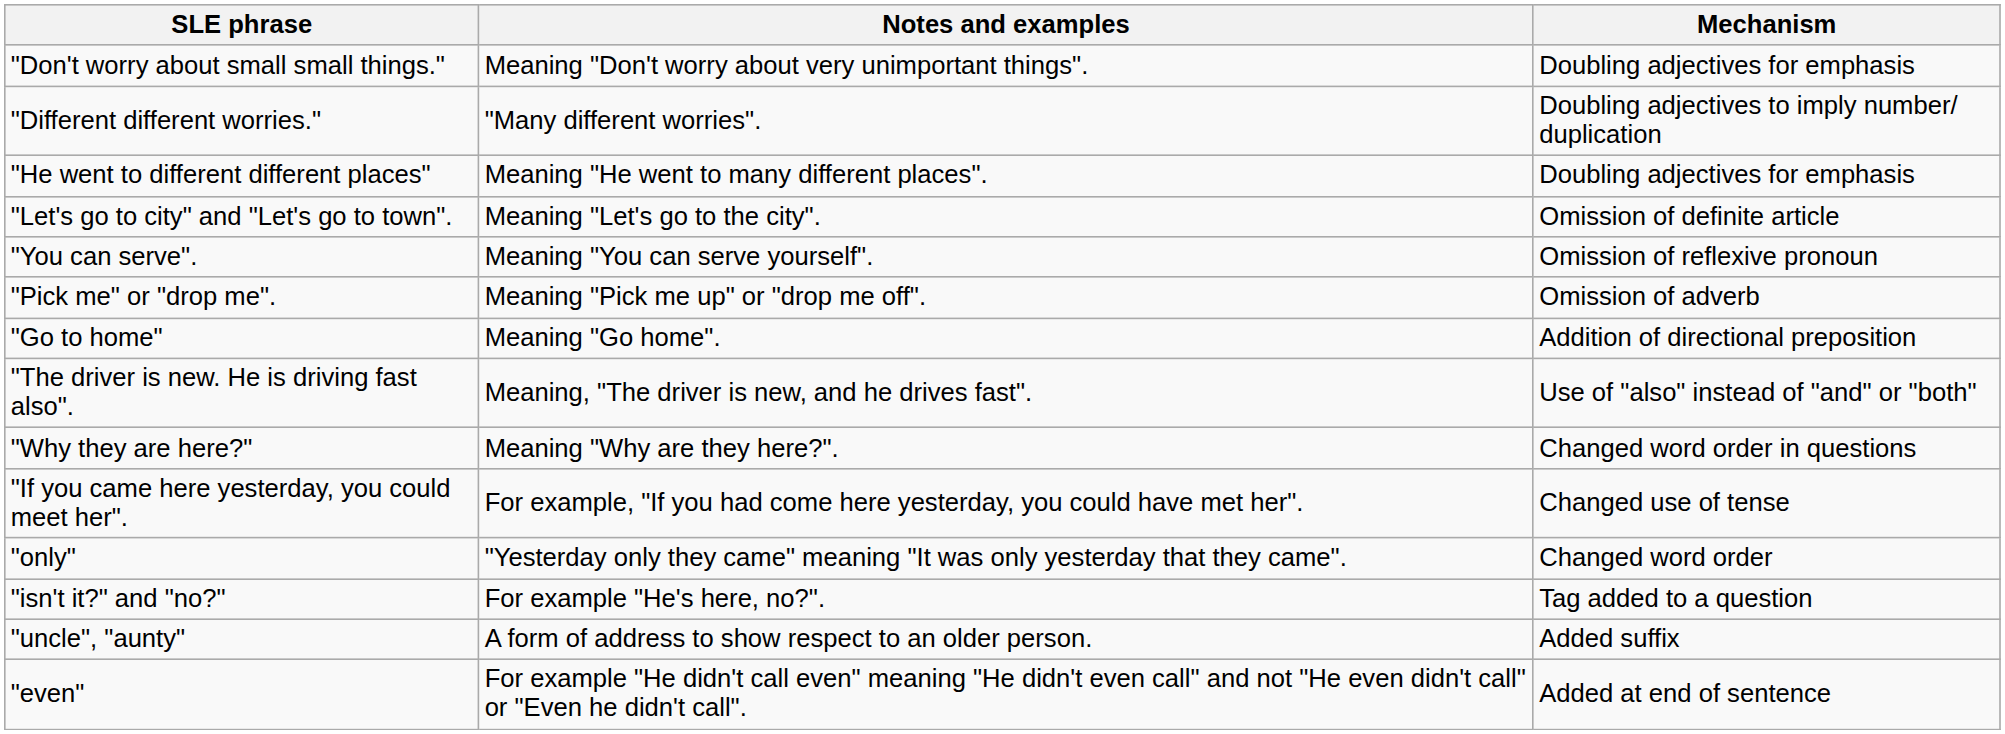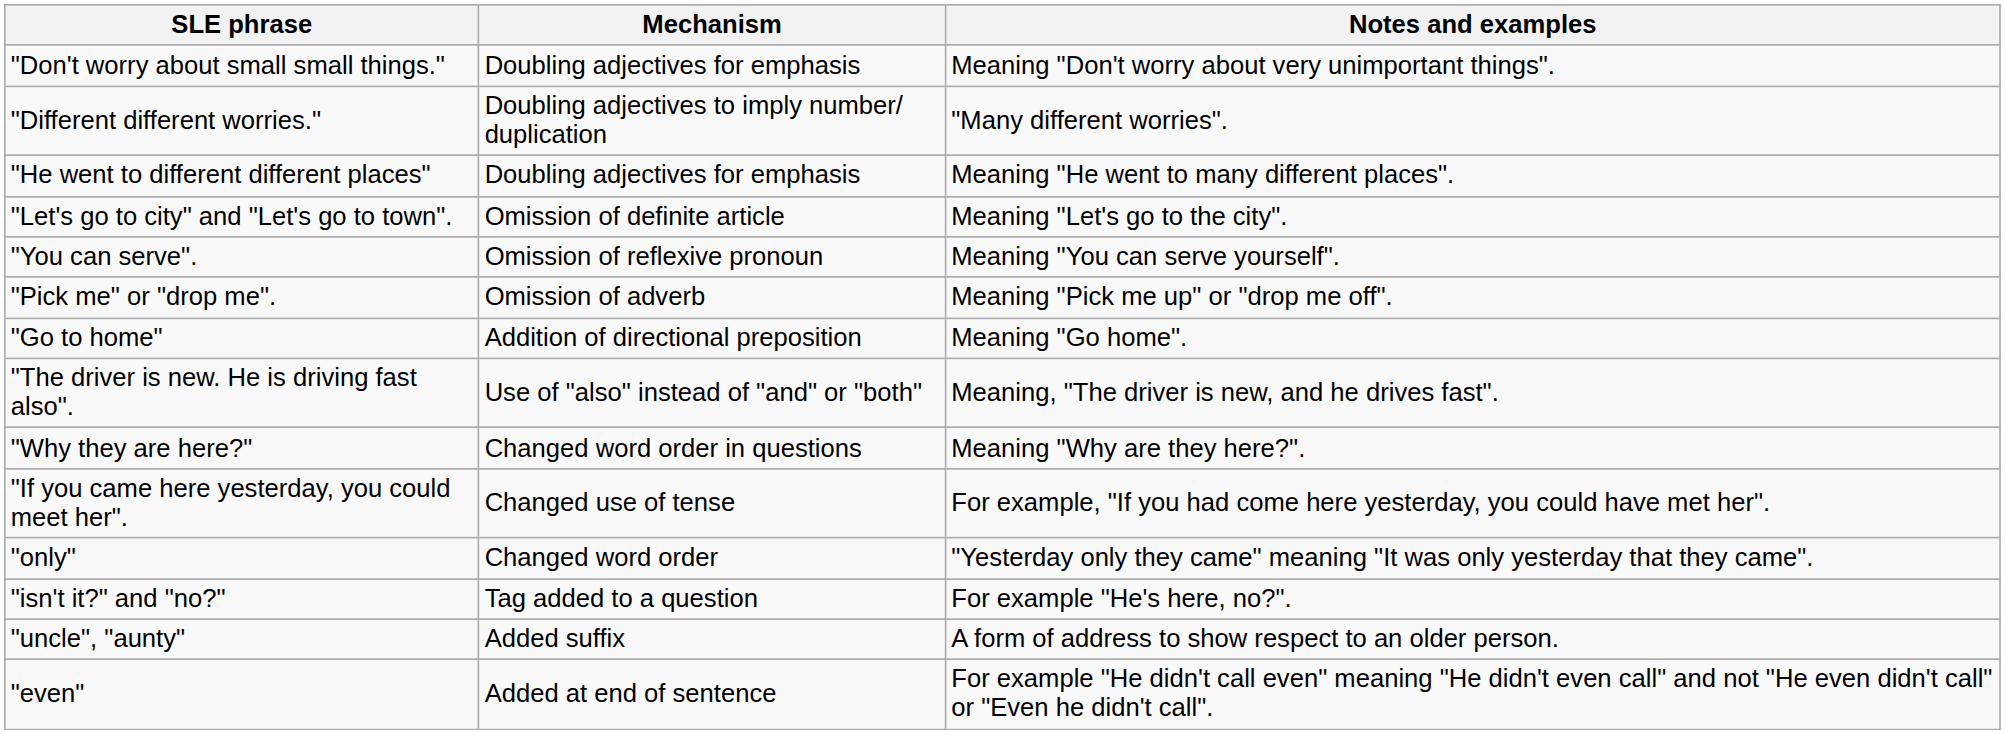columns swapped: (1767, 24) <-> (1006, 24)
